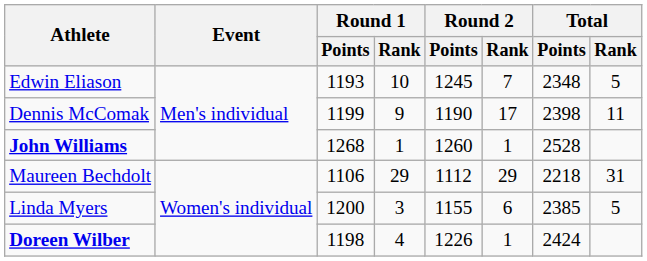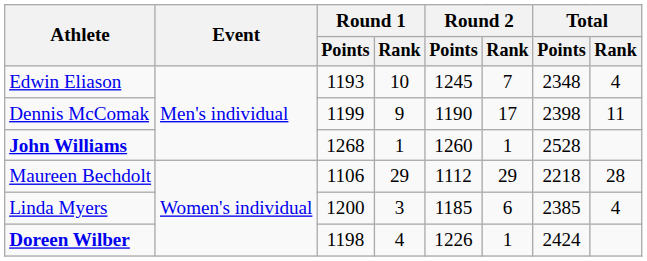(616, 82) 5 -> (616, 82) 4
(616, 176) 31 -> (616, 176) 28
(453, 208) 1155 -> (453, 208) 1185
(616, 208) 5 -> (616, 208) 4
